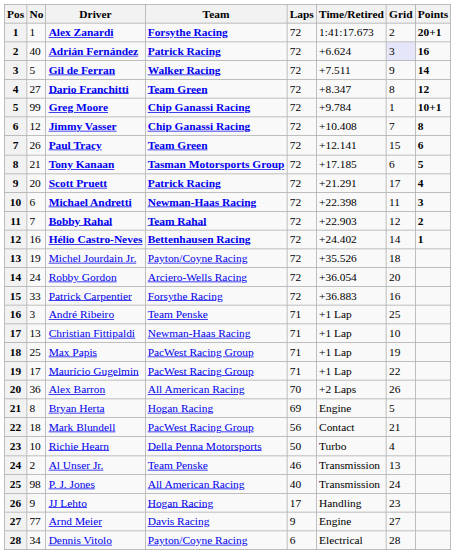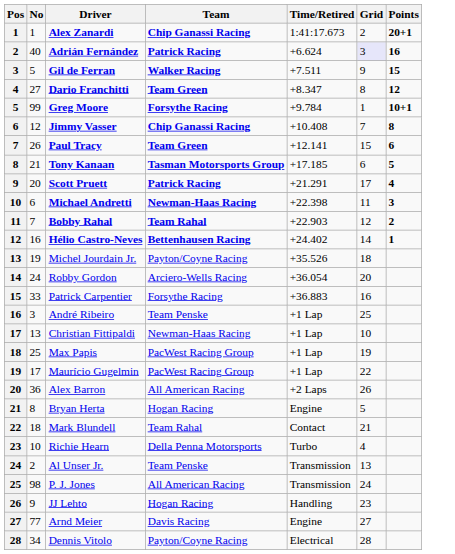- column: (302, 14)
(188, 32) Forsythe Racing -> (199, 32) Chip Ganassi Racing
(424, 70) 14 -> (394, 70) 15
(199, 108) Chip Ganassi Racing -> (188, 108) Forsythe Racing
(201, 427) PacWest Racing Group -> (175, 427) Team Rahal
